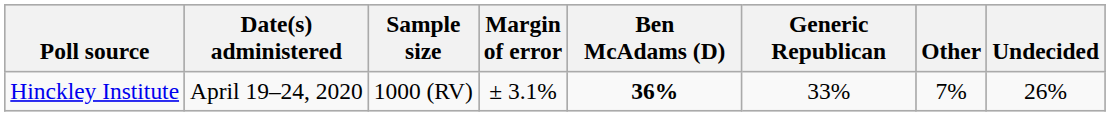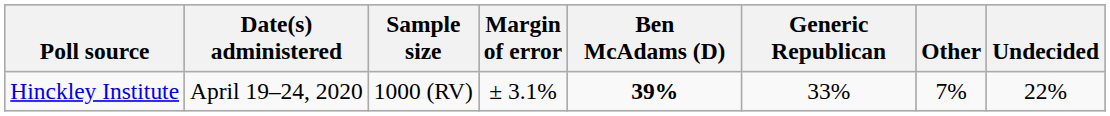(655, 90) 36% -> (655, 90) 39%
(1046, 90) 26% -> (1046, 90) 22%
